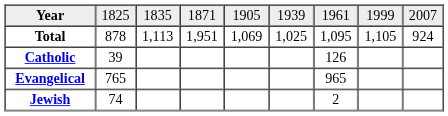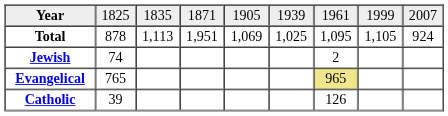rows swapped: (50, 57) <-> (50, 99)
(336, 78) no background -> (336, 78) khaki background
